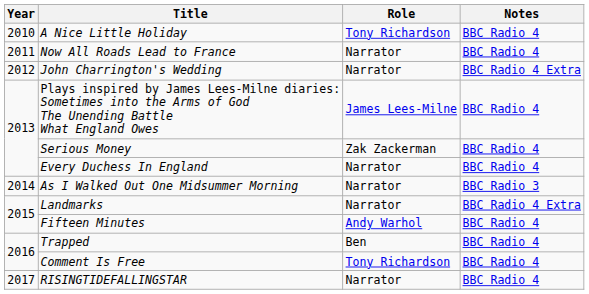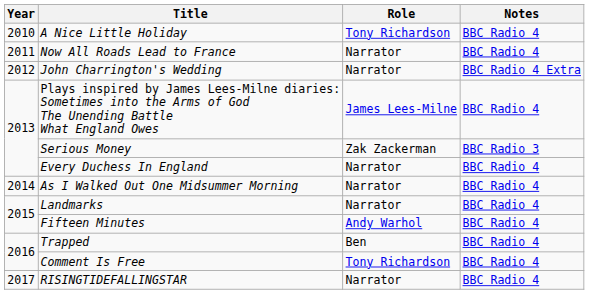(501, 148) BBC Radio 4 -> (501, 148) BBC Radio 3
(501, 186) BBC Radio 3 -> (501, 186) BBC Radio 4
(522, 205) BBC Radio 4 Extra -> (501, 205) BBC Radio 4
